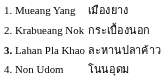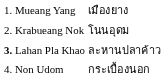(119, 30) กระเบื้องนอก -> (109, 30) โนนอุดม
(109, 70) โนนอุดม -> (119, 70) กระเบื้องนอก
